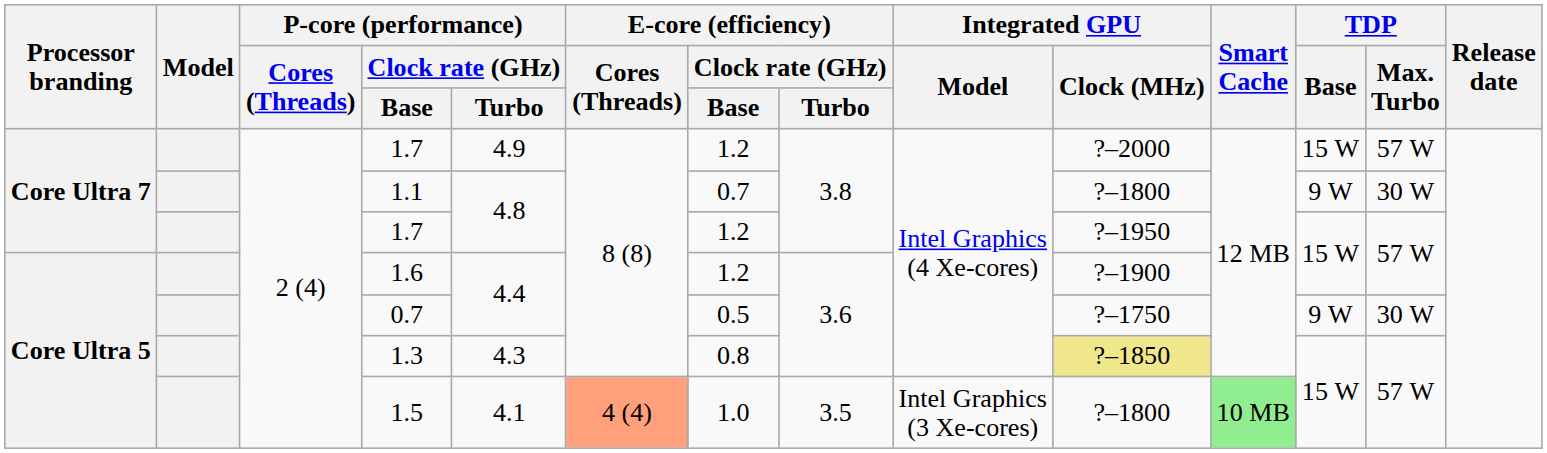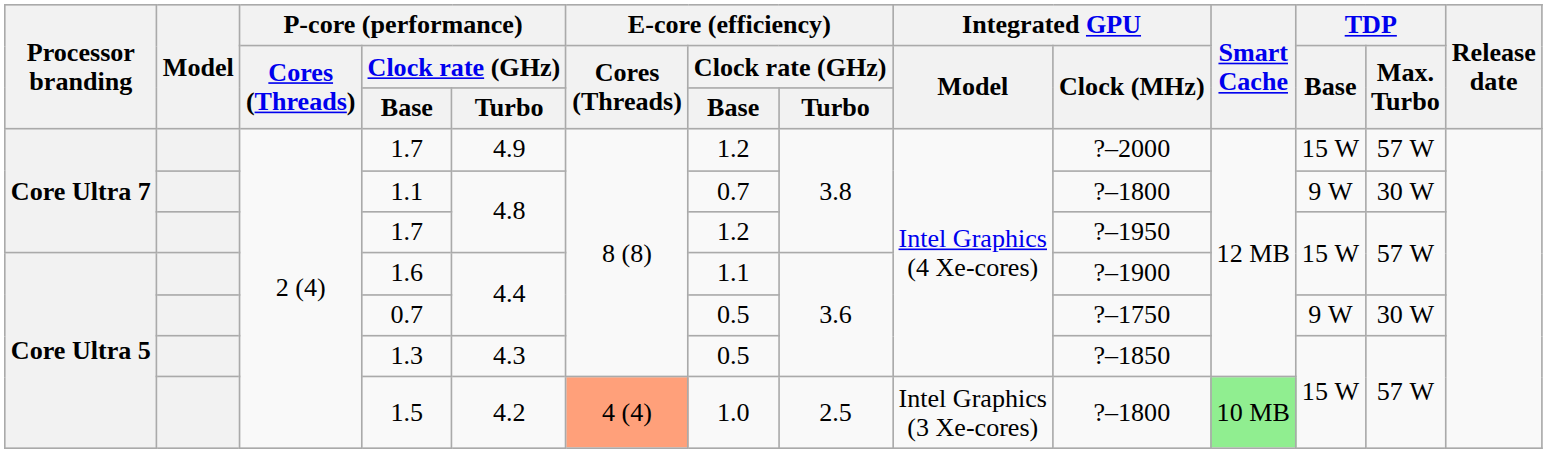(733, 273) 1.2 -> (733, 273) 1.1
(733, 356) 0.8 -> (733, 356) 0.5
(1132, 356) khaki background -> (1132, 356) no background
(509, 412) 4.1 -> (509, 412) 4.2
(836, 412) 3.5 -> (836, 412) 2.5
